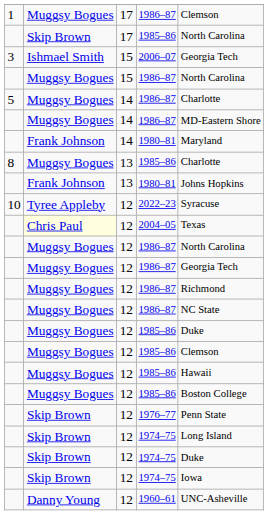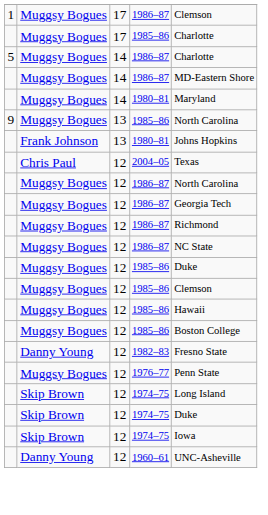(59, 36) Skip Brown -> (64, 36) Muggsy Bogues
(213, 36) North Carolina -> (194, 36) Charlotte
- row: (126, 57)
- row: (126, 78)
(66, 141) Frank Johnson -> (64, 99) Muggsy Bogues
(11, 162) 8 -> (11, 120) 9
(201, 162) Charlotte -> (206, 120) North Carolina
- row: (126, 204)
(55, 225) lightyellow background -> (48, 162) no background
+ row: (120, 352)
(59, 415) Skip Brown -> (64, 373) Muggsy Bogues
